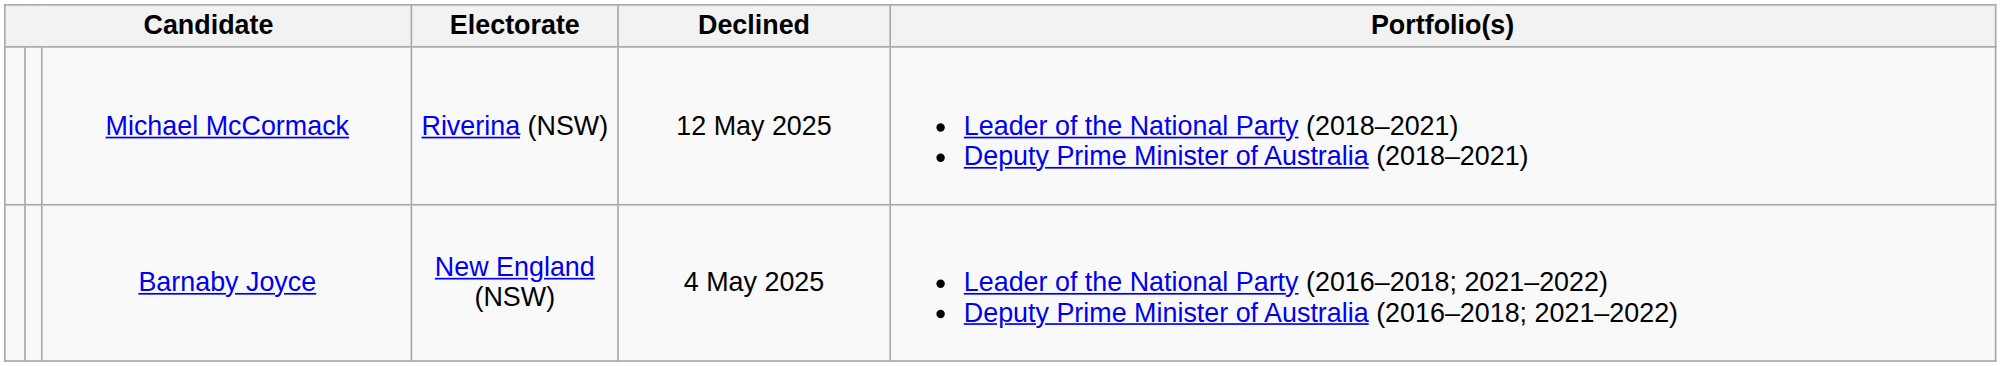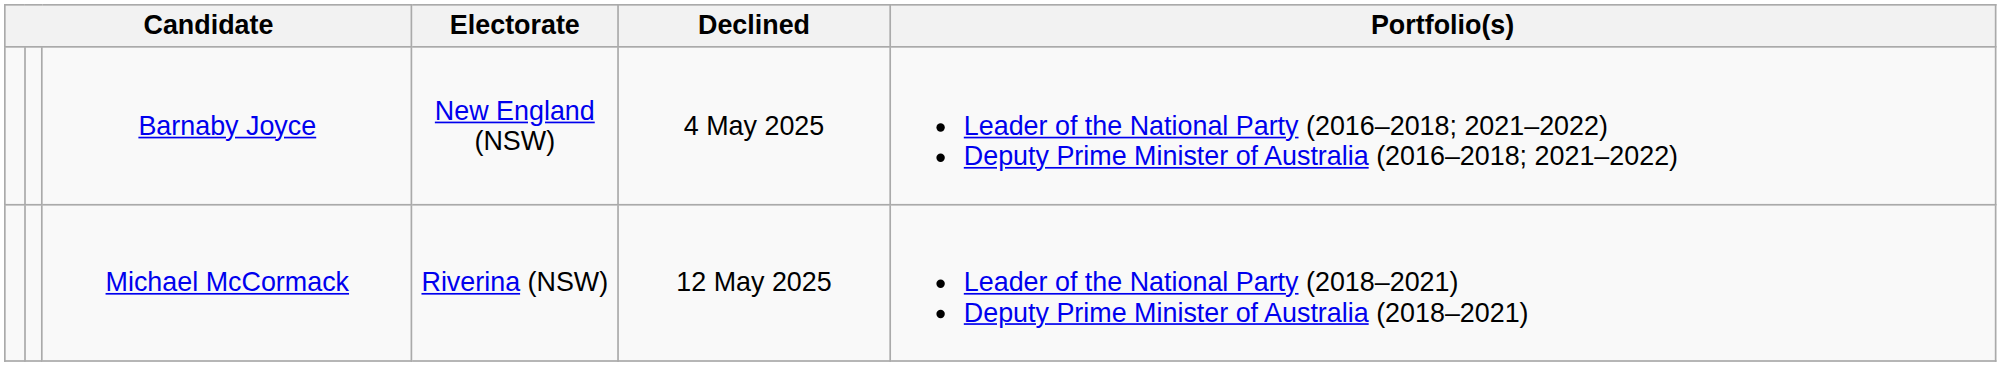rows swapped: (227, 282) <-> (227, 125)
